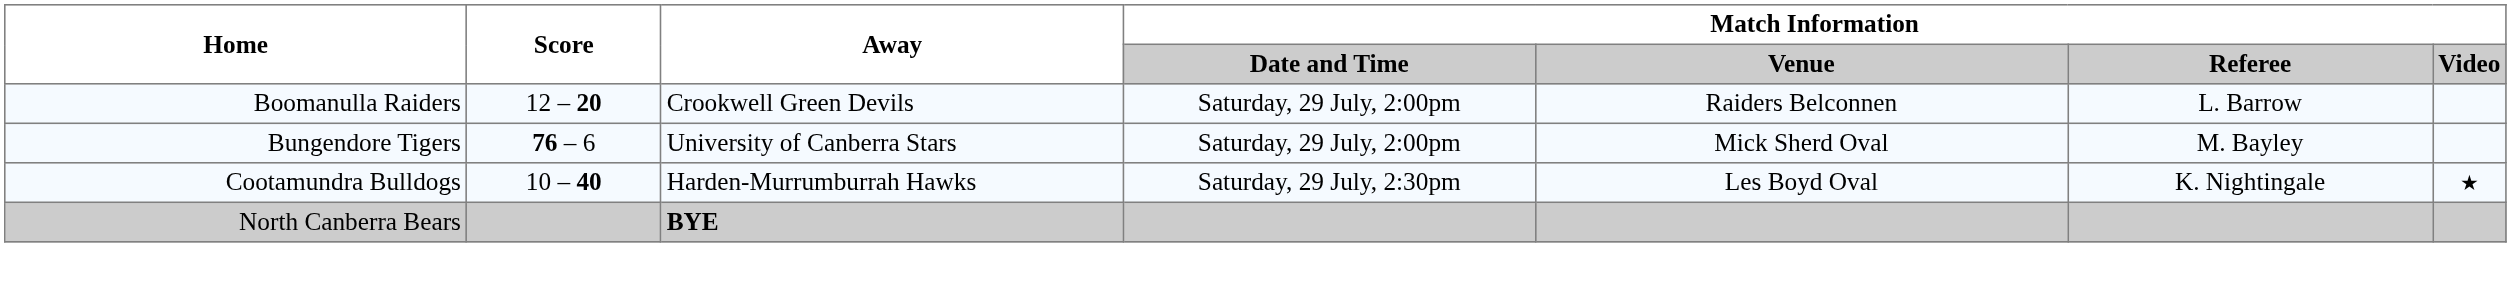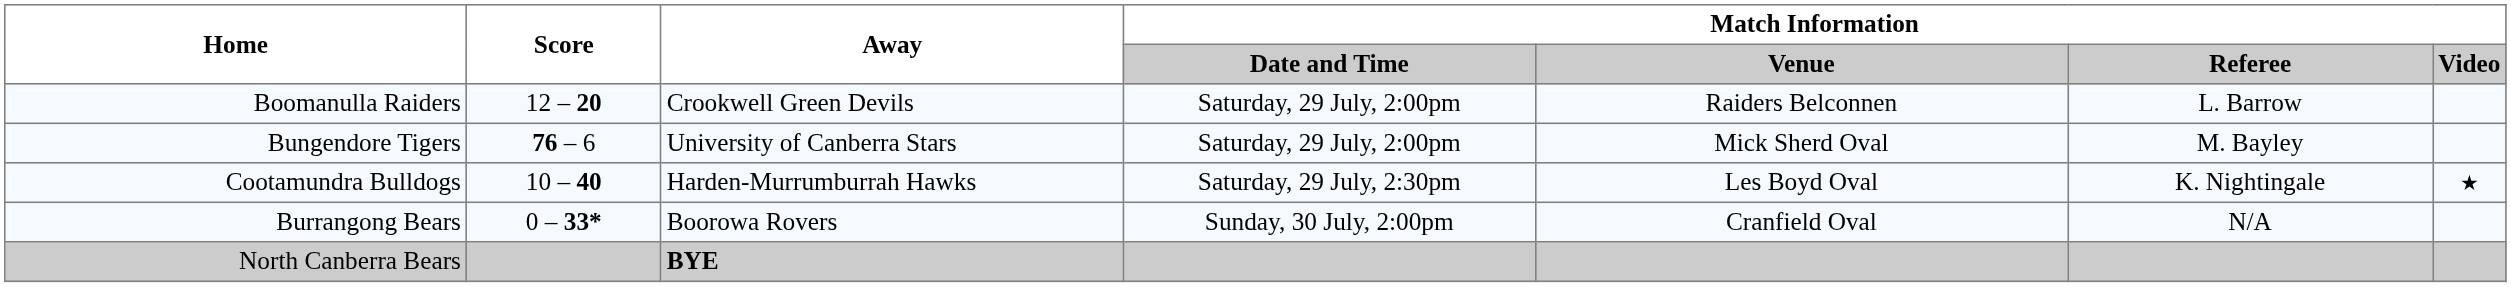+ row: (369, 221)
